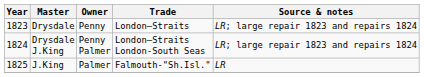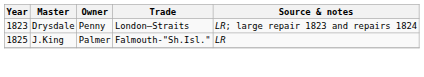- row: (53, 45)
